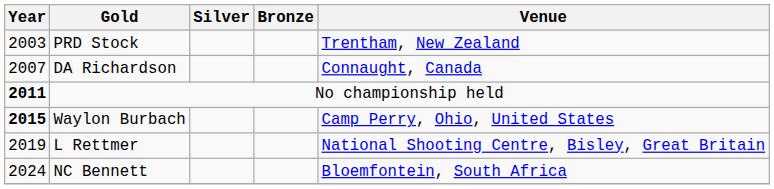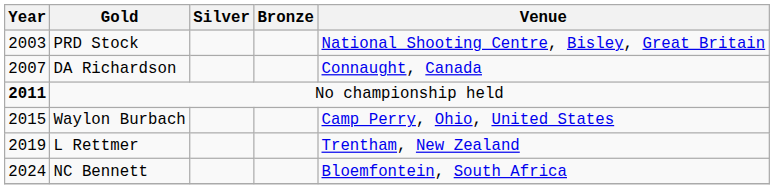(421, 43) Trentham, New Zealand -> (543, 43) National Shooting Centre, Bisley, Great Britain
(27, 120) bold -> (27, 120) normal
(543, 146) National Shooting Centre, Bisley, Great Britain -> (421, 146) Trentham, New Zealand
